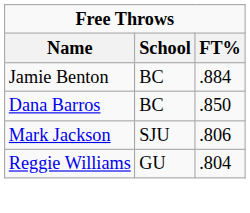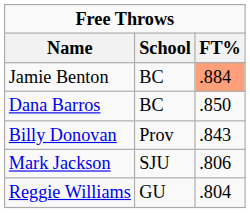(215, 76) no background -> (215, 76) lightsalmon background
+ row: (63, 134)
